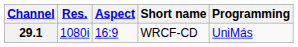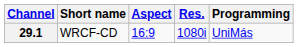columns swapped: (75, 14) <-> (173, 14)
